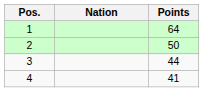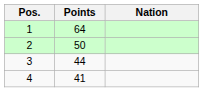columns swapped: (101, 12) <-> (174, 12)
